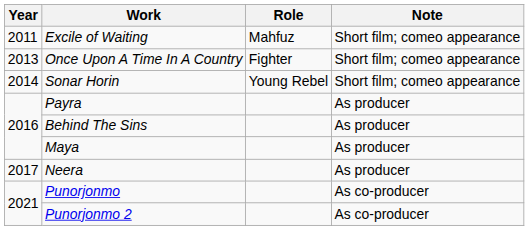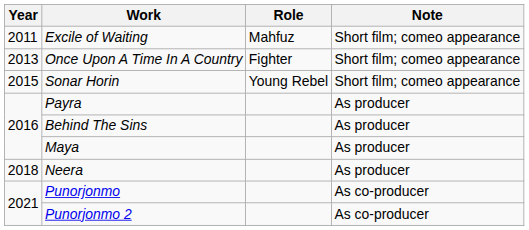(23, 81) 2014 -> (23, 81) 2015
(23, 170) 2017 -> (23, 170) 2018
